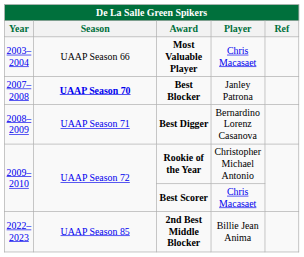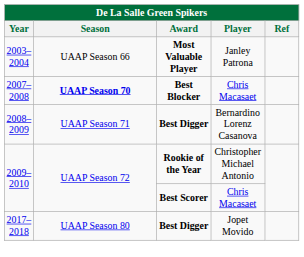(238, 57) Chris Macasaet -> (238, 57) Janley Patrona
(238, 90) Janley Patrona -> (238, 90) Chris Macasaet
+ row: (19, 226)
- row: (19, 232)
